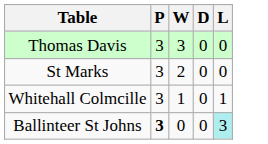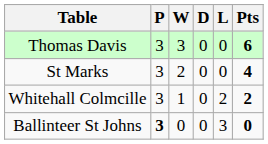+ column: (248, 17)
(223, 98) 1 -> (223, 98) 2
(223, 125) paleturquoise background -> (223, 125) no background
